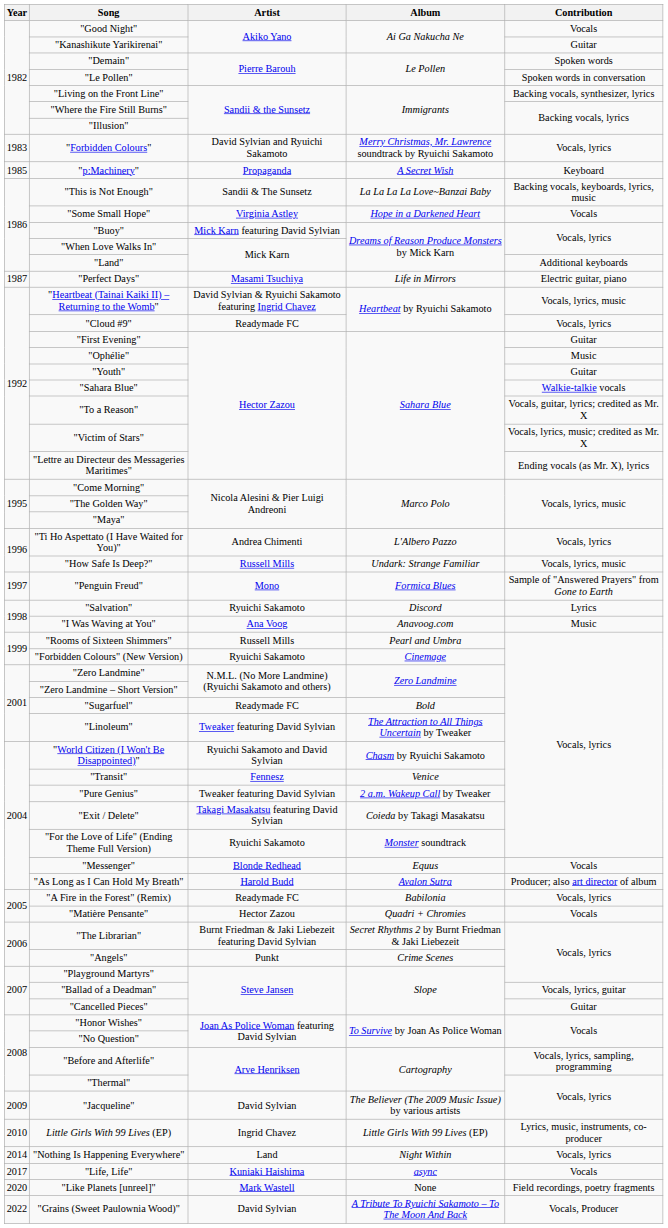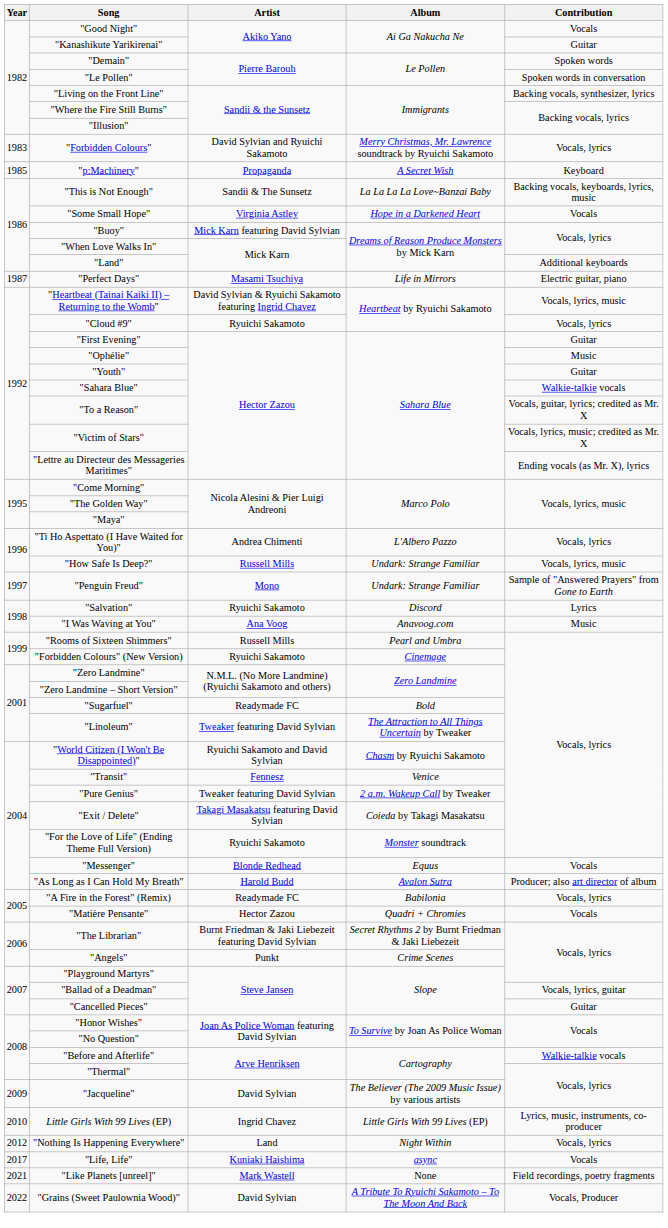(267, 323) Readymade FC -> (267, 323) Ryuichi Sakamoto
(425, 586) Formica Blues -> (425, 586) Undark: Strange Familiar
(584, 1061) Vocals, lyrics, sampling, programming -> (584, 1055) Walkie-talkie vocals
(17, 1155) 2014 -> (17, 1143) 2012
(17, 1187) 2020 -> (17, 1176) 2021
